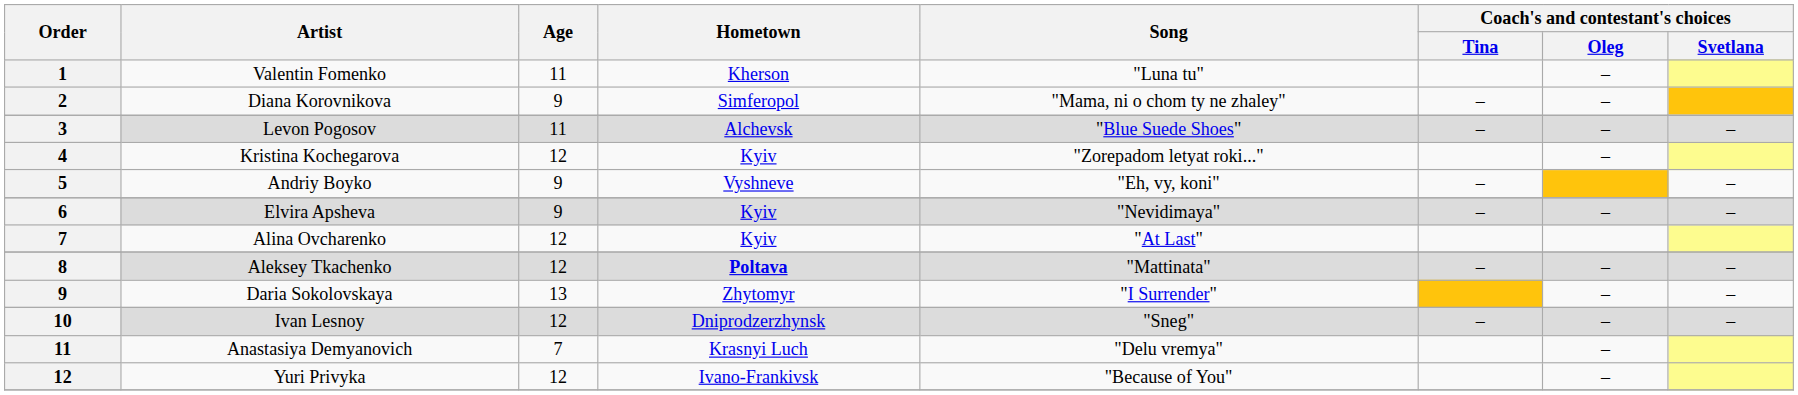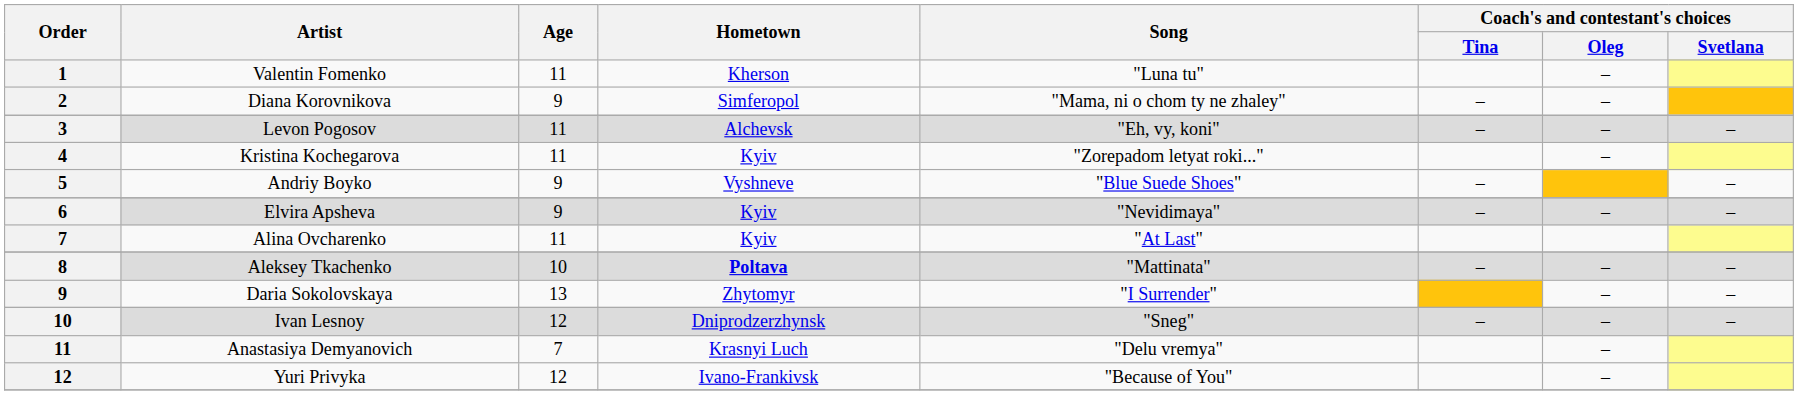(1169, 129) "Blue Suede Shoes" -> (1169, 129) "Eh, vy, koni"
(558, 156) 12 -> (558, 156) 11
(1169, 184) "Eh, vy, koni" -> (1169, 184) "Blue Suede Shoes"
(558, 239) 12 -> (558, 239) 11
(558, 266) 12 -> (558, 266) 10
